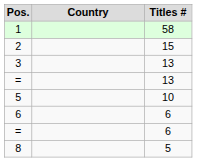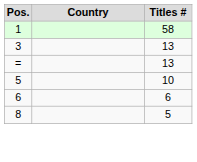- row: (18, 47)
- row: (18, 132)
